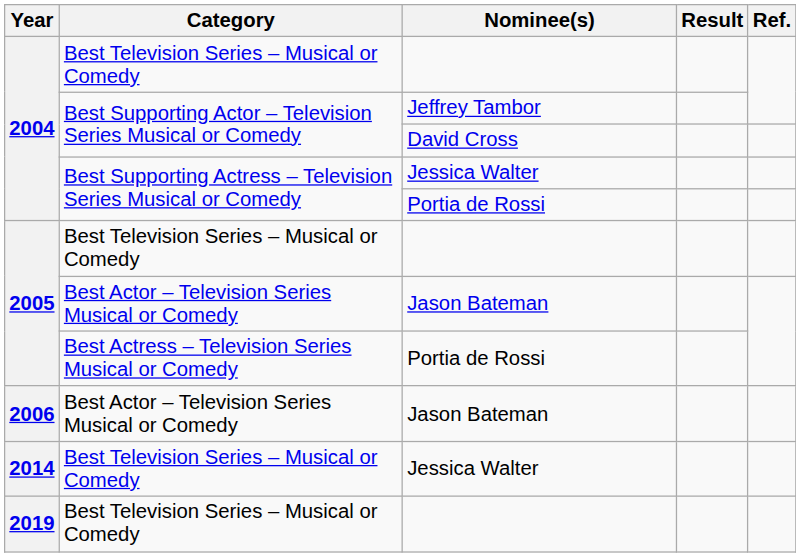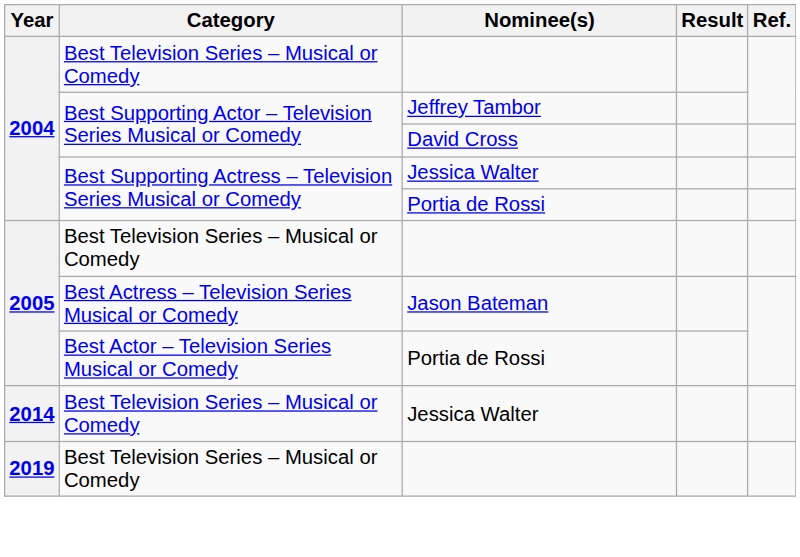(198, 303) Best Actor – Television Series Musical or Comedy -> (208, 303) Best Actress – Television Series Musical or Comedy
(208, 358) Best Actress – Television Series Musical or Comedy -> (198, 358) Best Actor – Television Series Musical or Comedy
- row: (32, 413)
